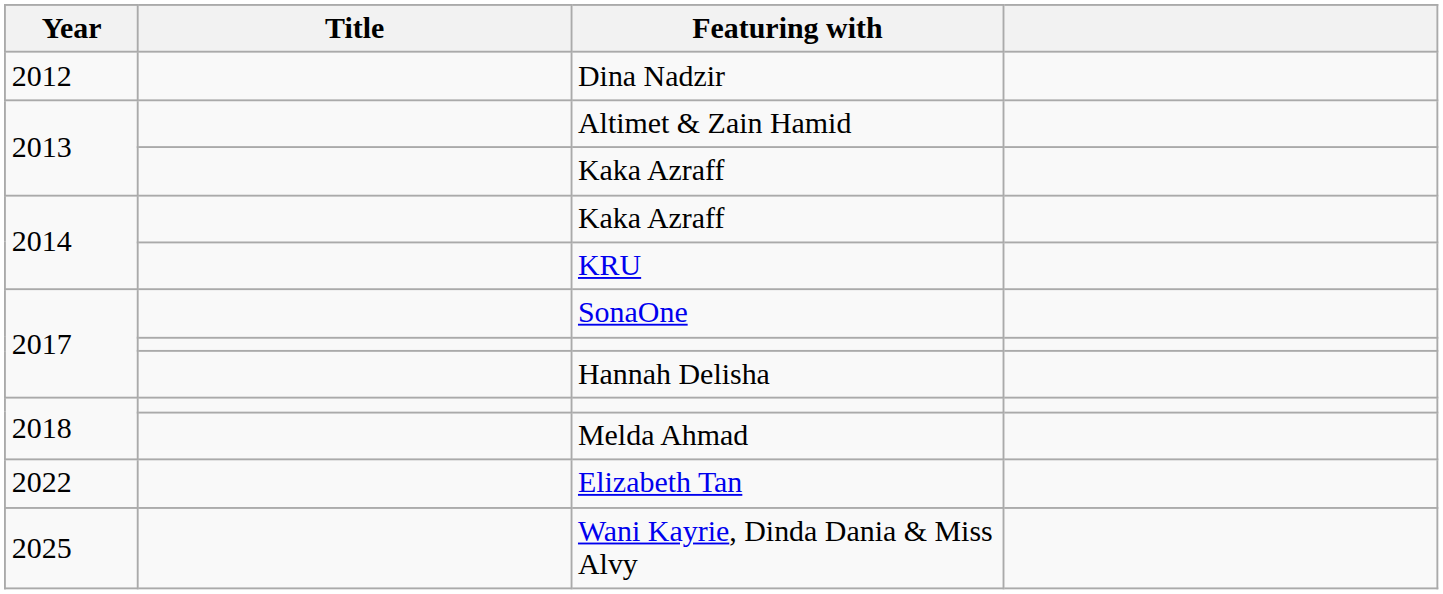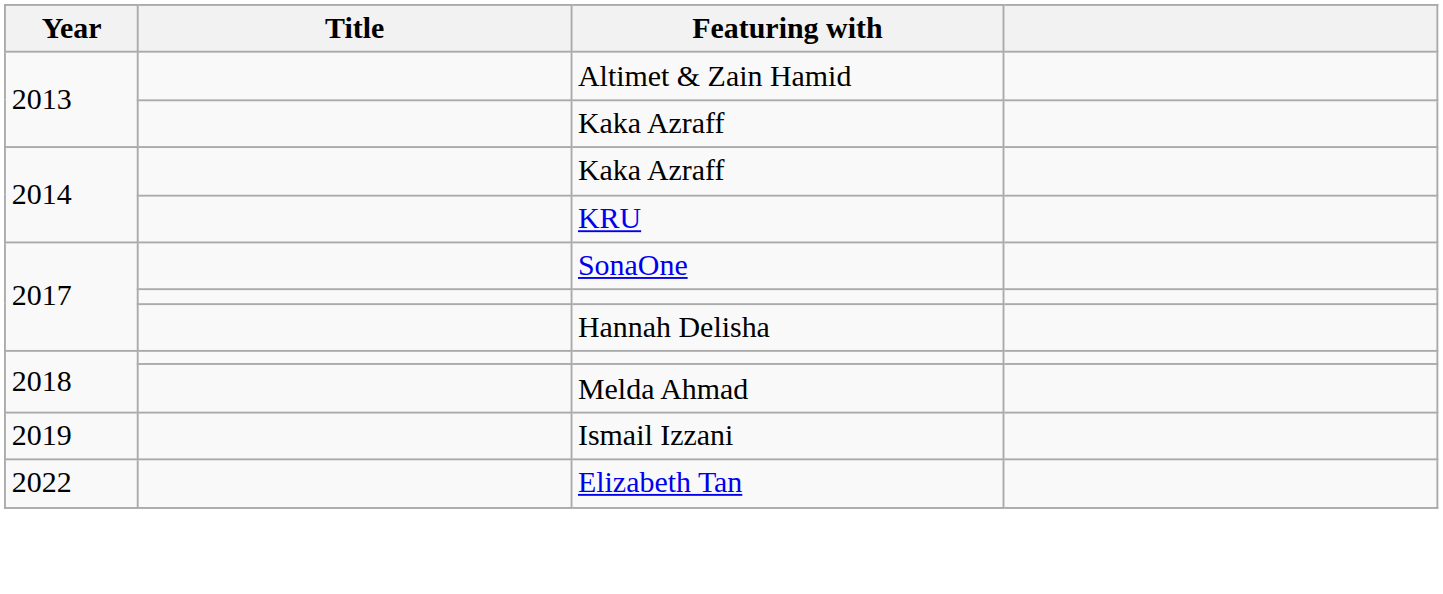- row: (42, 75)
+ row: (42, 435)
- row: (42, 547)
